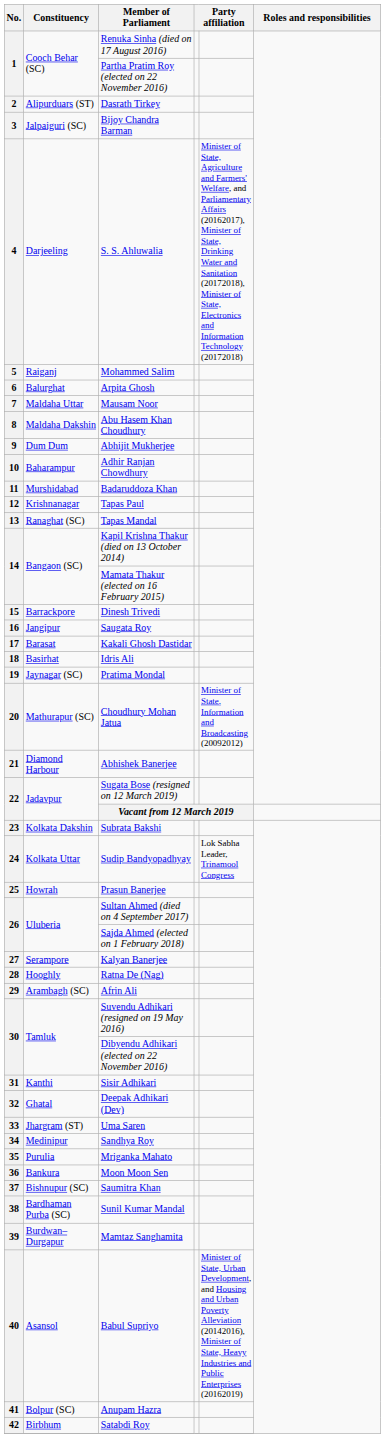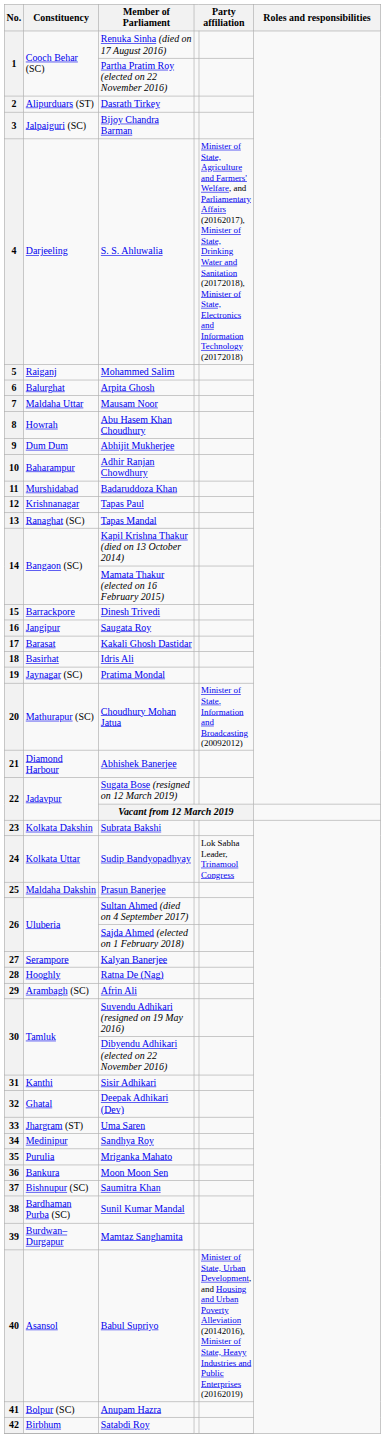(61, 425) Maldaha Dakshin -> (42, 425) Howrah
(42, 890) Howrah -> (61, 890) Maldaha Dakshin
